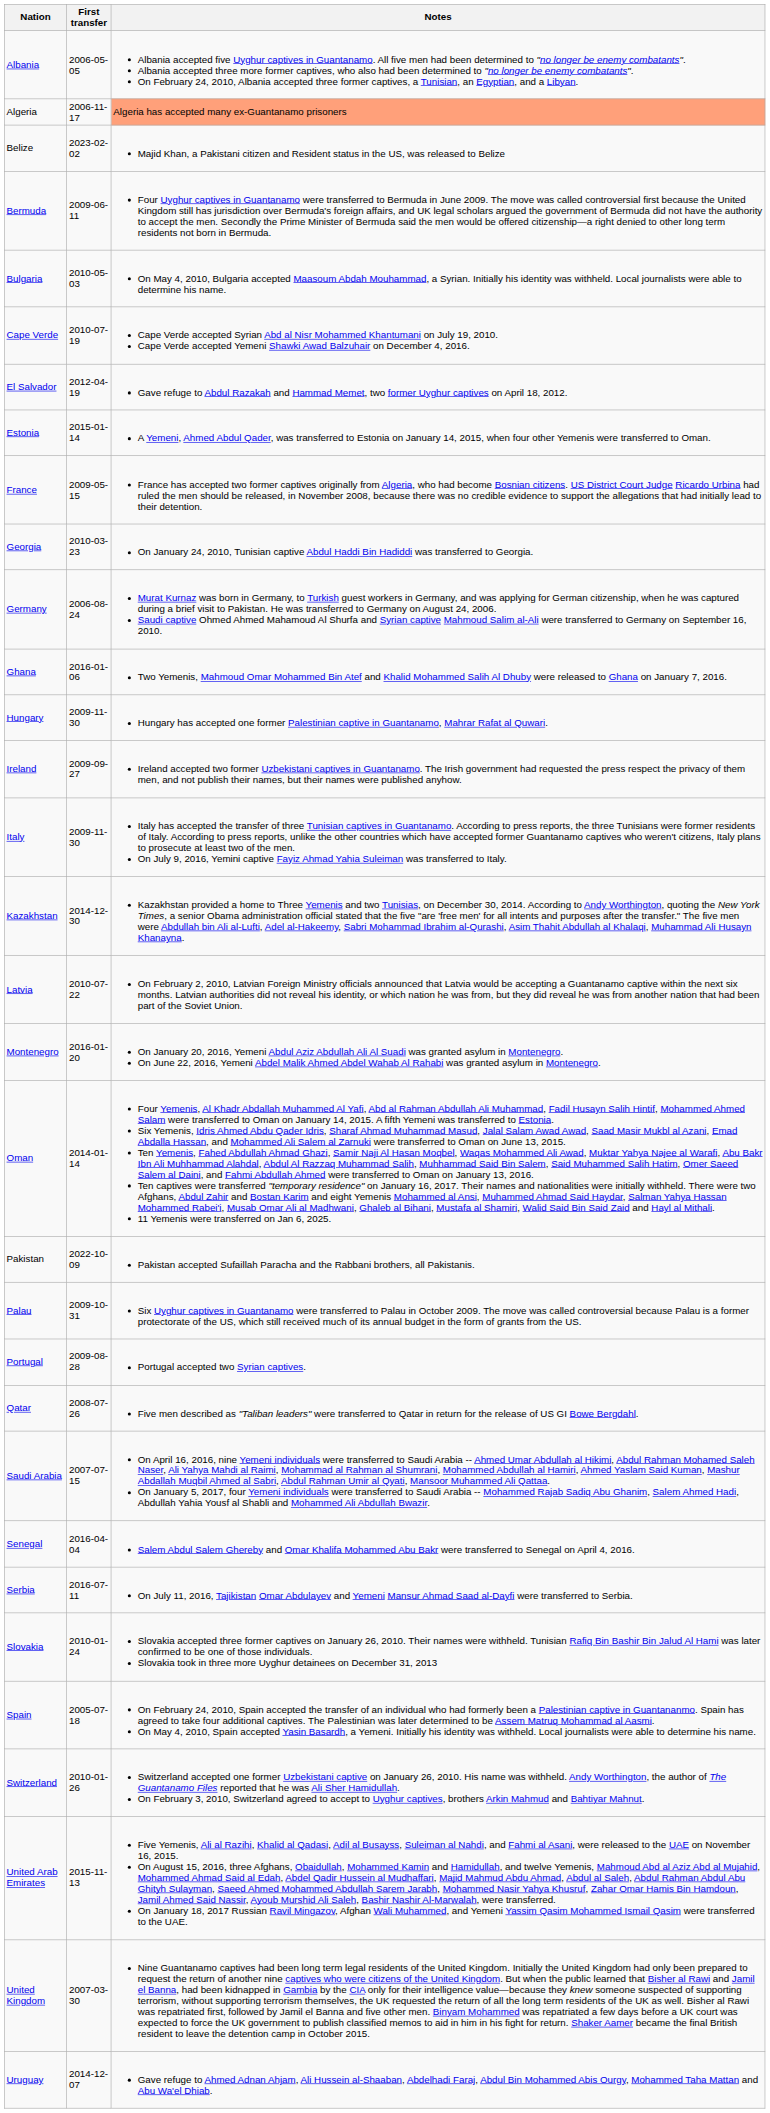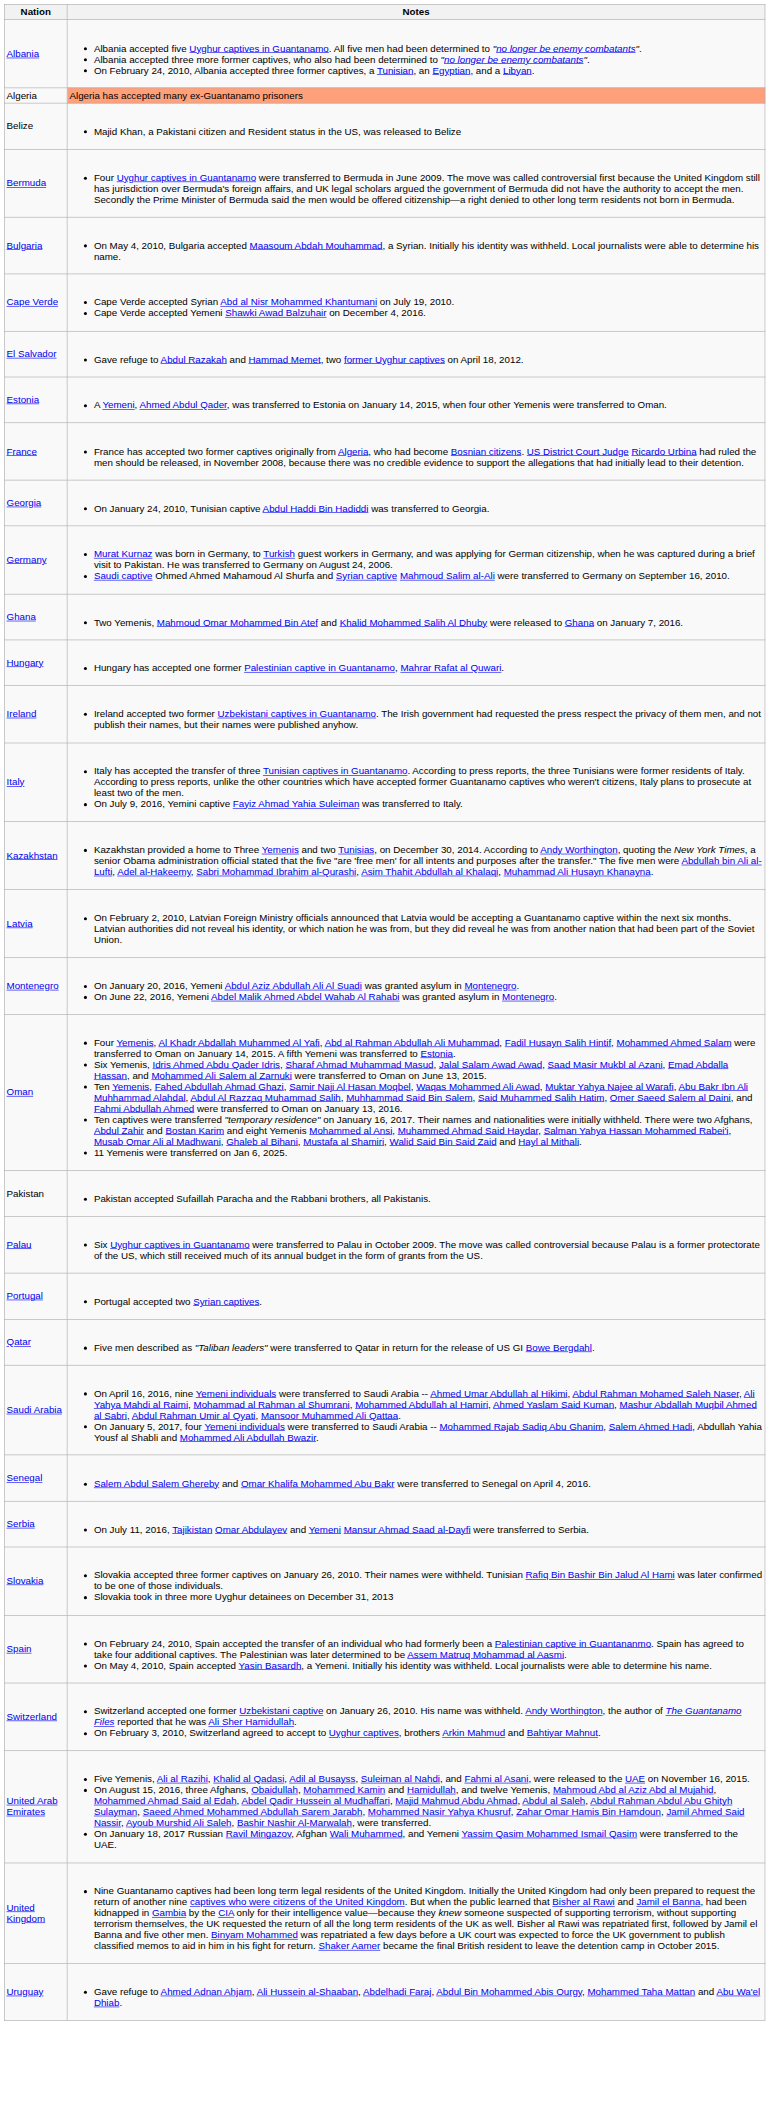- column: (89, 17)
